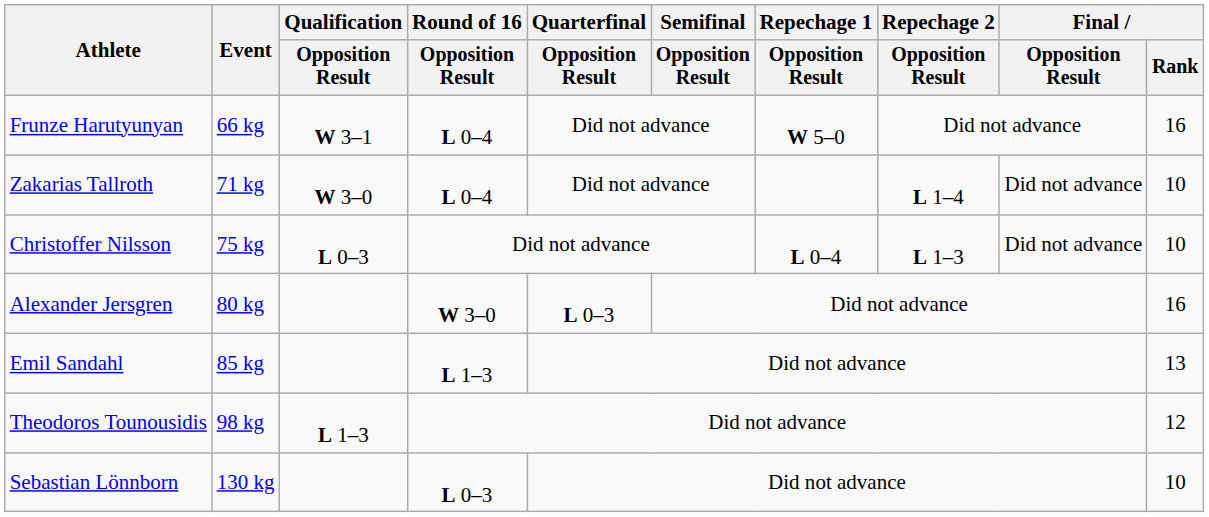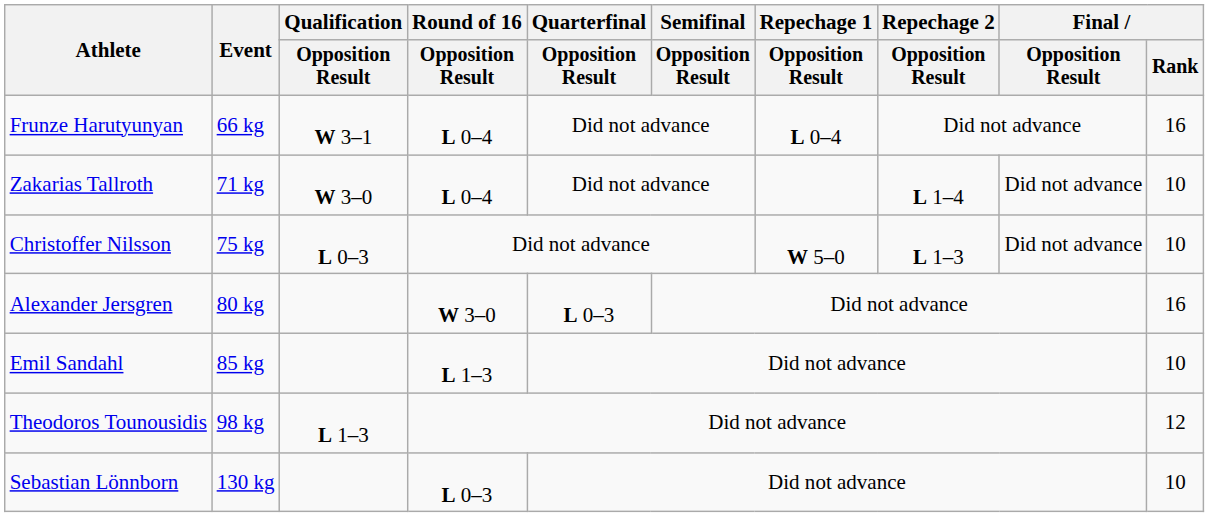(816, 137) W 5–0 -> (816, 137) L 0–4
(816, 256) L 0–4 -> (816, 256) W 5–0
(1175, 363) 13 -> (1175, 363) 10
